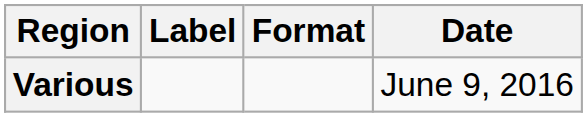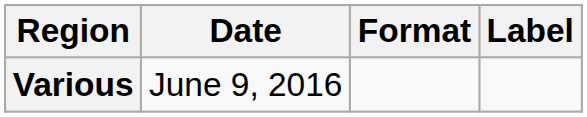columns swapped: (477, 31) <-> (193, 31)
